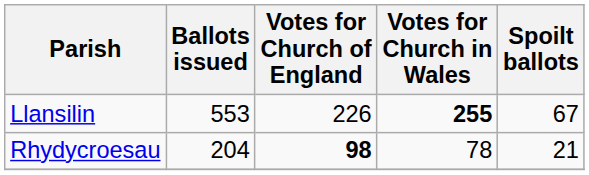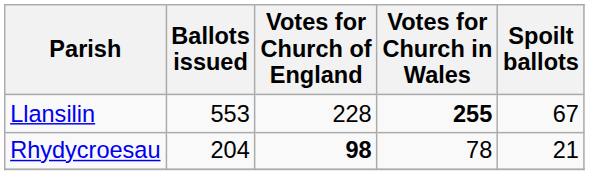(352, 113) 226 -> (352, 113) 228
